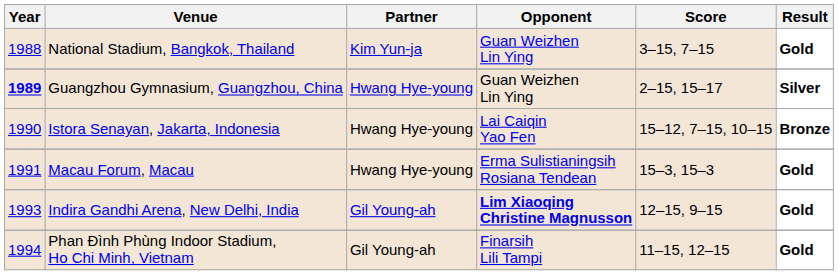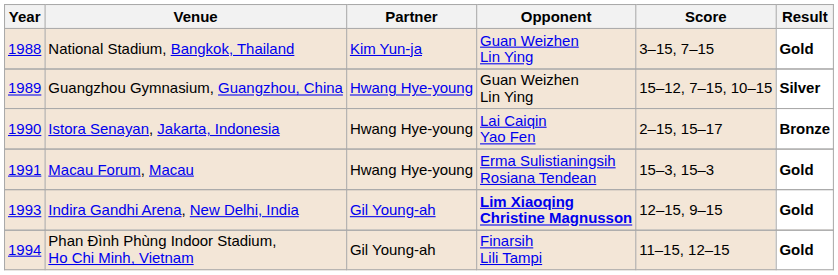(25, 89) bold -> (25, 89) normal
(681, 89) 2–15, 15–17 -> (706, 89) 15–12, 7–15, 10–15
(706, 129) 15–12, 7–15, 10–15 -> (681, 129) 2–15, 15–17
